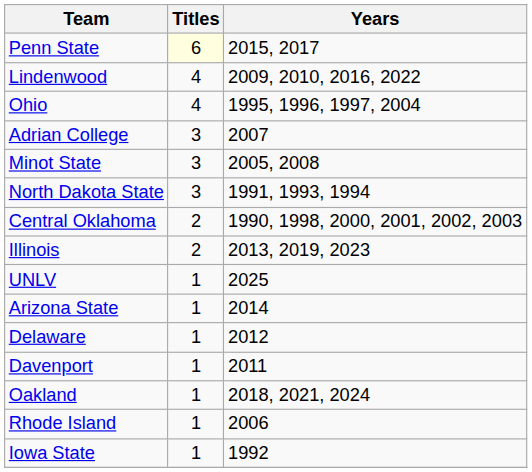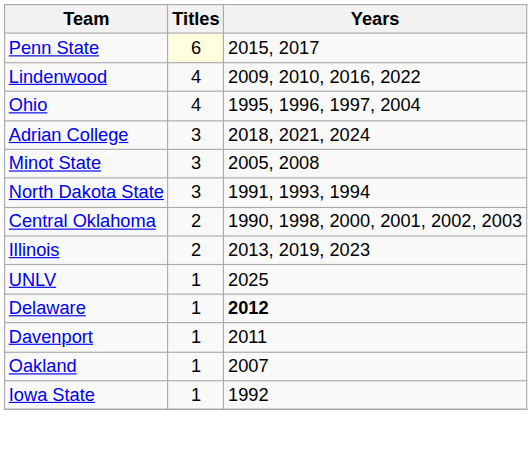(248, 134) 2007 -> (299, 134) 2018, 2021, 2024
- row: (64, 308)
(248, 337) normal -> (248, 308) bold
(299, 395) 2018, 2021, 2024 -> (248, 366) 2007
- row: (63, 423)
